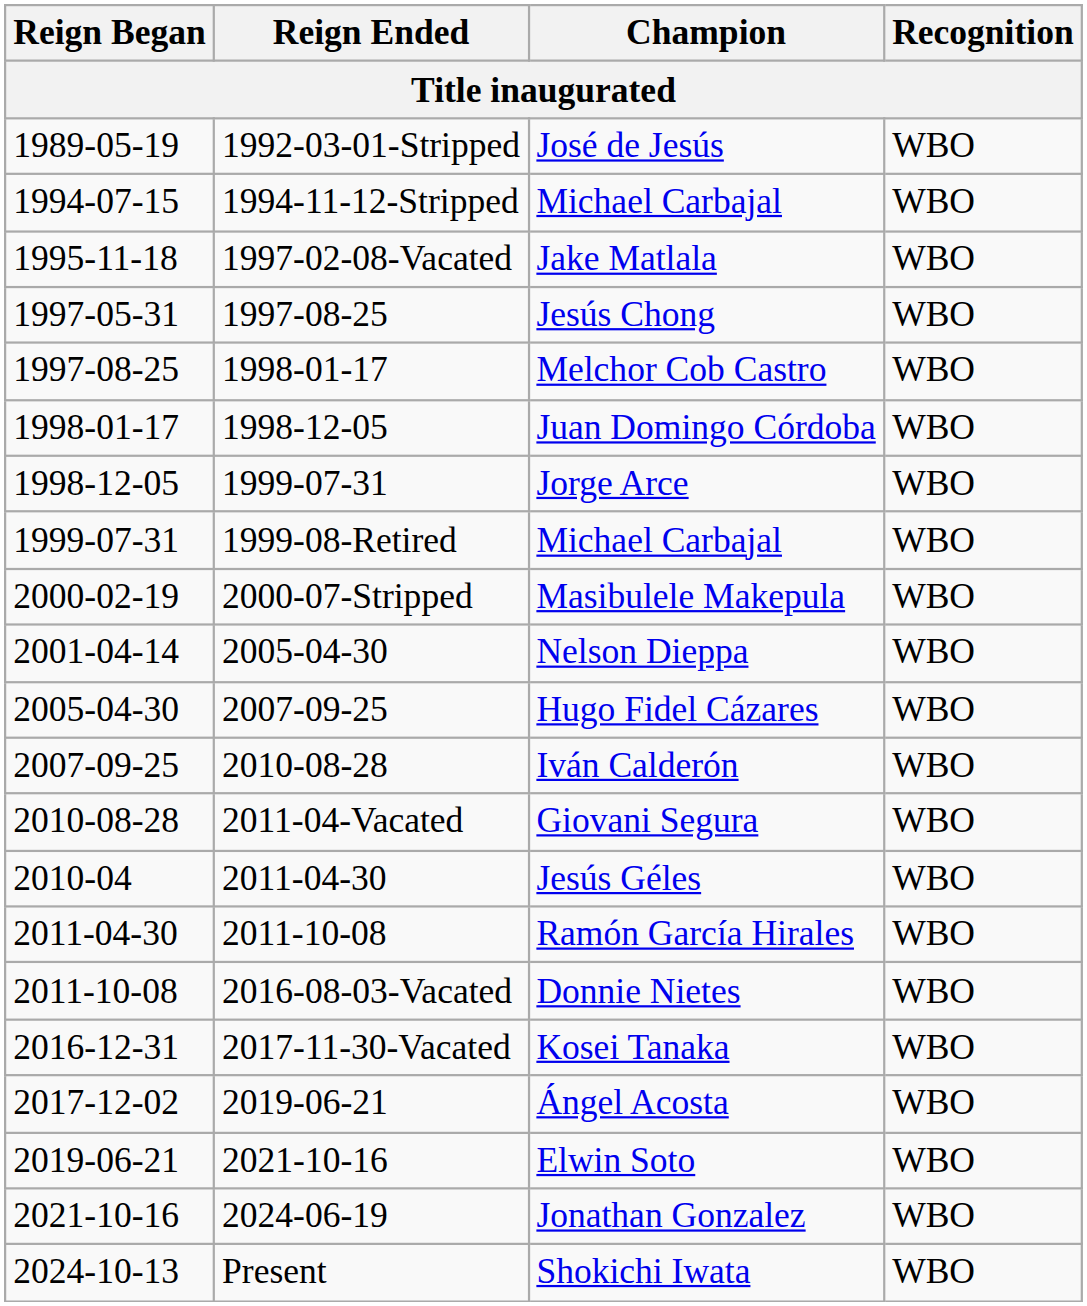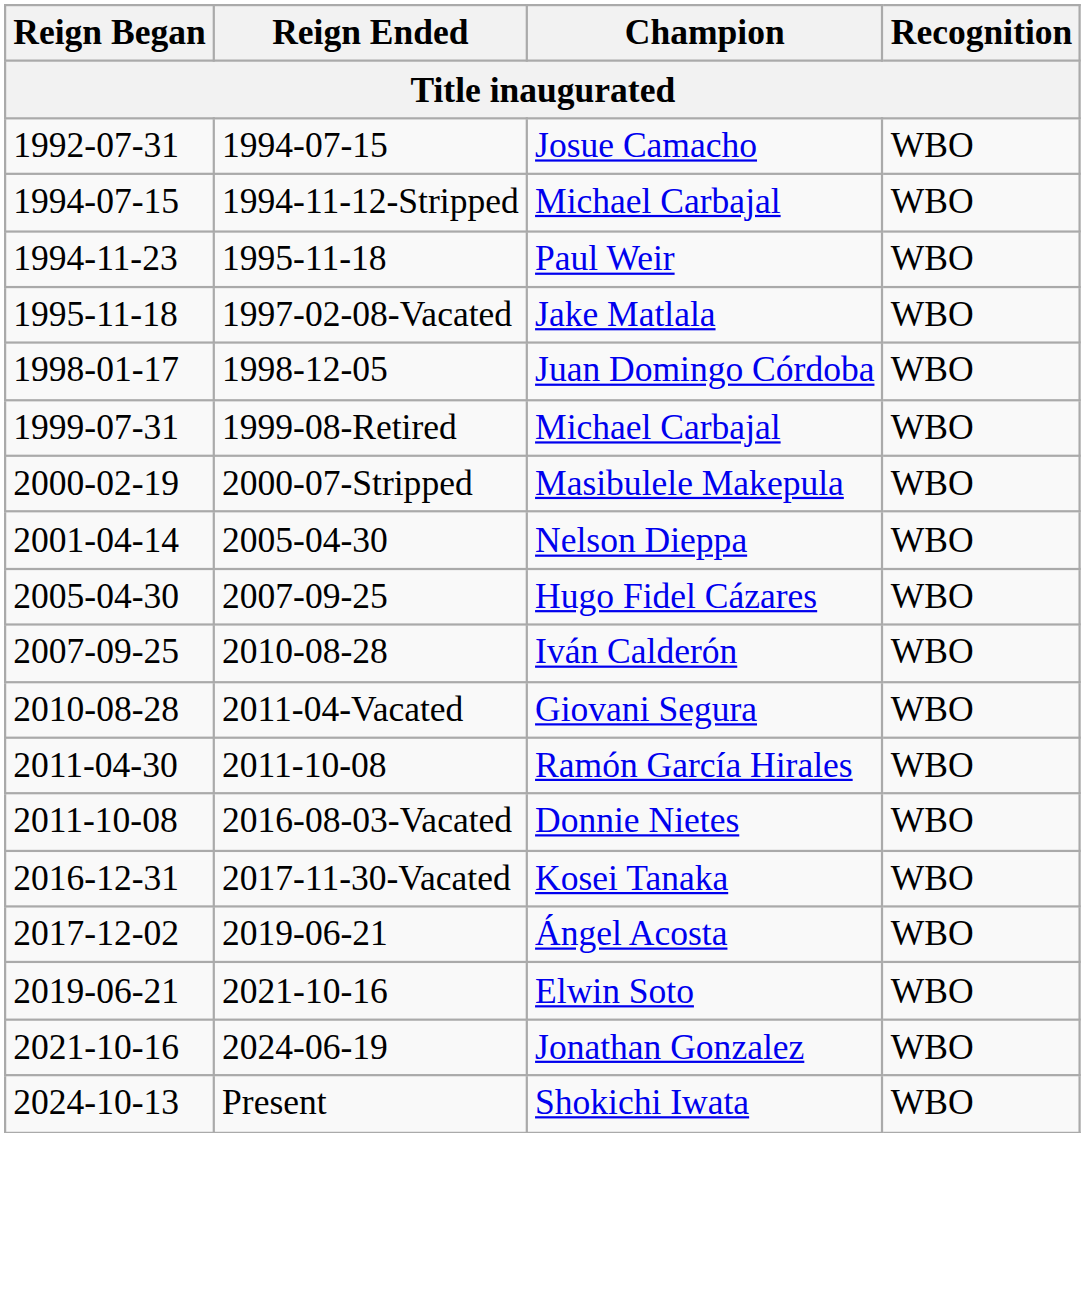- row: (96, 145)
+ row: (96, 145)
+ row: (96, 257)
- row: (96, 314)
- row: (96, 370)
- row: (96, 483)
- row: (72, 877)
